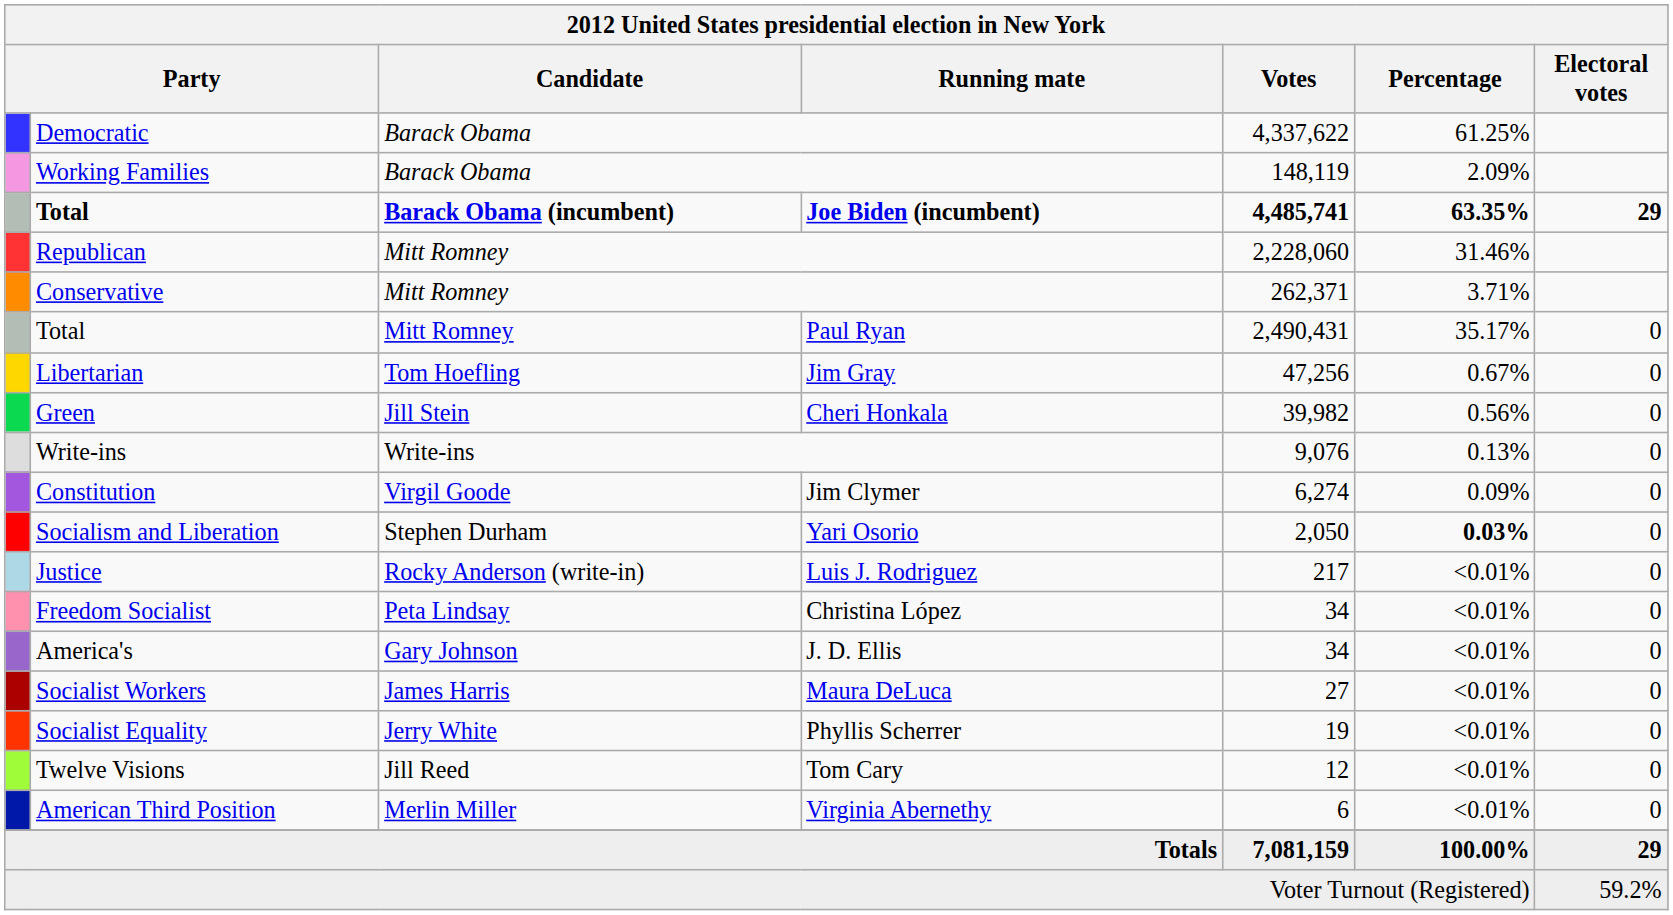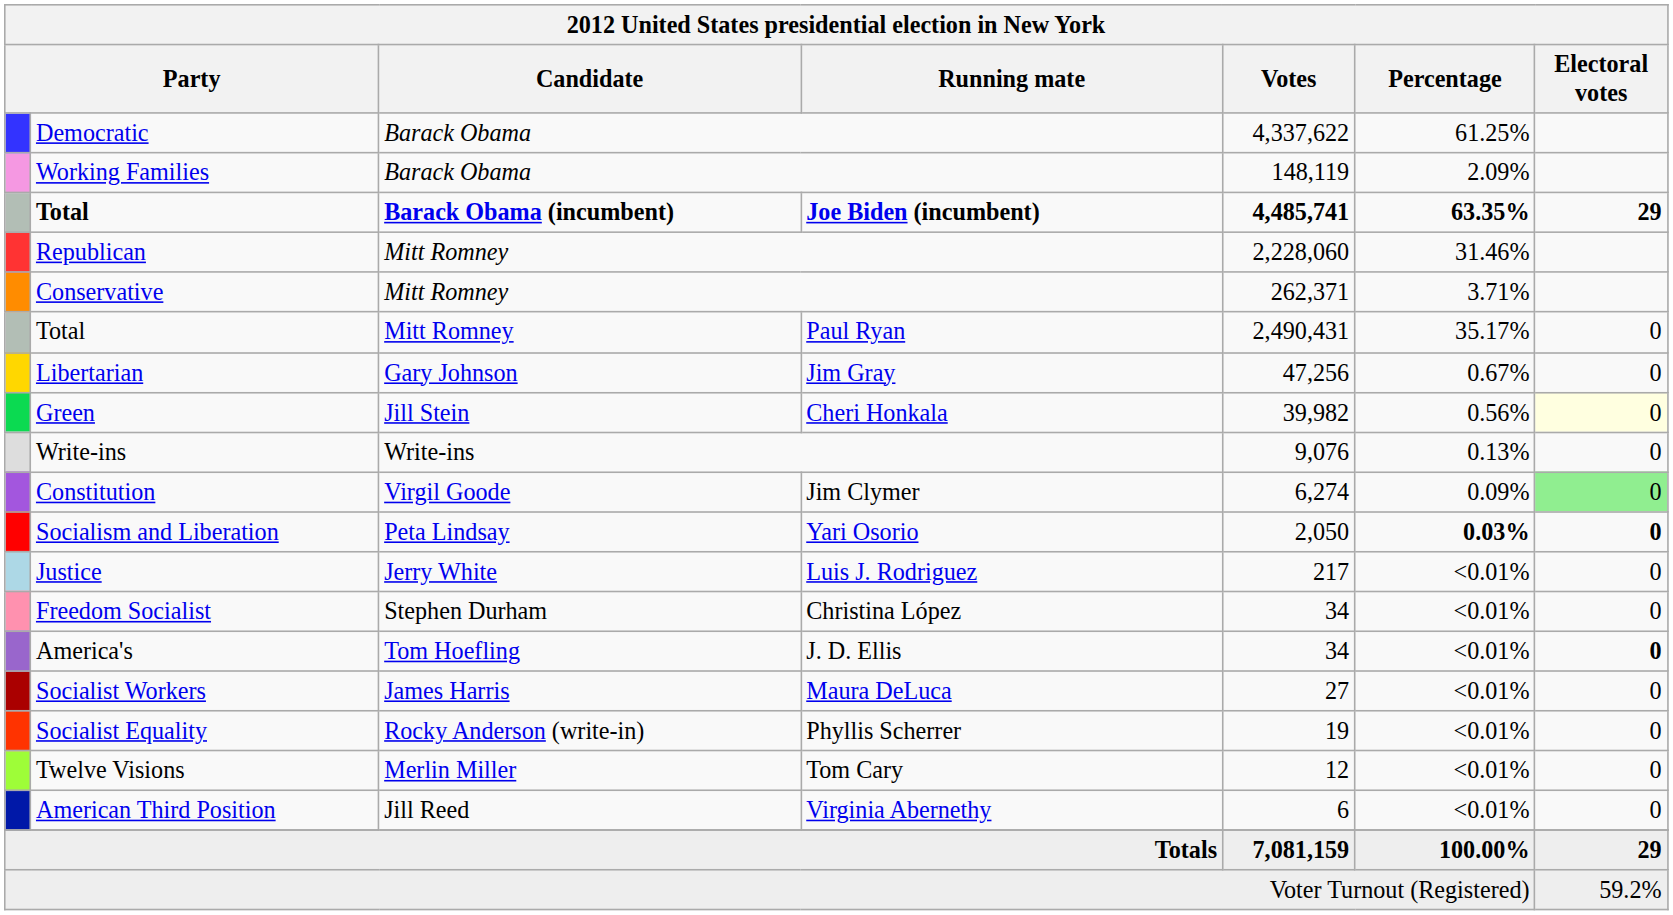(452, 372) Tom Hoefling -> (451, 372) Gary Johnson
(1656, 411) no background -> (1656, 411) lightyellow background
(1656, 491) no background -> (1656, 491) lightgreen background
(466, 531) Stephen Durham -> (447, 531) Peta Lindsay
(1656, 531) normal -> (1656, 531) bold
(514, 571) Rocky Anderson (write-in) -> (441, 571) Jerry White
(447, 611) Peta Lindsay -> (466, 611) Stephen Durham
(451, 650) Gary Johnson -> (452, 650) Tom Hoefling
(1656, 650) normal -> (1656, 650) bold
(441, 730) Jerry White -> (514, 730) Rocky Anderson (write-in)
(427, 770) Jill Reed -> (450, 770) Merlin Miller
(450, 810) Merlin Miller -> (427, 810) Jill Reed
